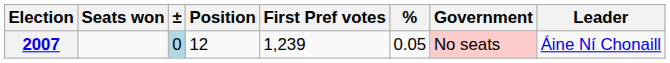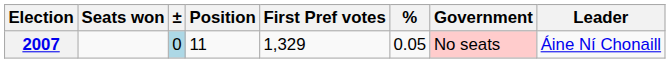(199, 44) 12 -> (198, 44) 11
(284, 44) 1,239 -> (284, 44) 1,329
